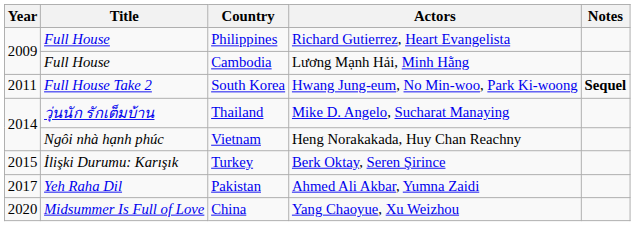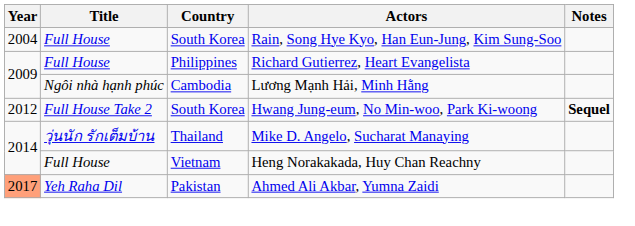+ row: (406, 39)
(77, 62) Full House -> (104, 86) Ngôi nhà hạnh phúc
(22, 86) 2011 -> (23, 109) 2012
(104, 139) Ngôi nhà hạnh phúc -> (77, 162) Full House
- row: (369, 162)
(23, 186) no background -> (23, 186) lightsalmon background
- row: (375, 209)
